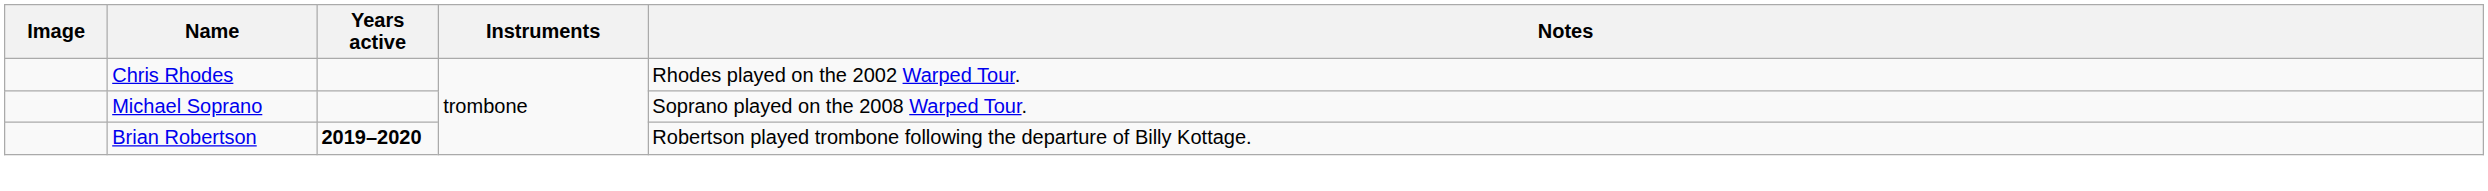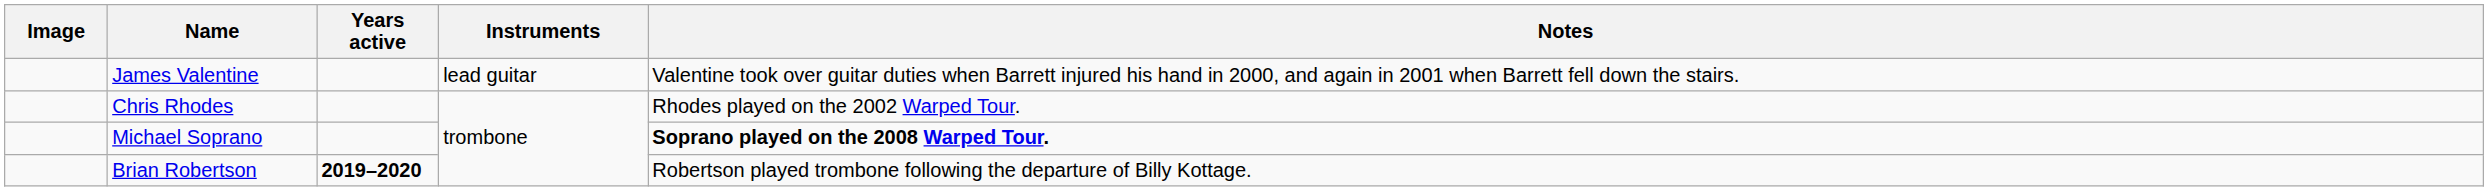+ row: (185, 74)
(840, 106) normal -> (851, 138) bold
